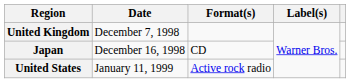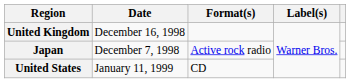(137, 31) December 7, 1998 -> (140, 31) December 16, 1998
(140, 50) December 16, 1998 -> (137, 50) December 7, 1998
(198, 50) CD -> (231, 50) Active rock radio
(231, 68) Active rock radio -> (198, 68) CD
